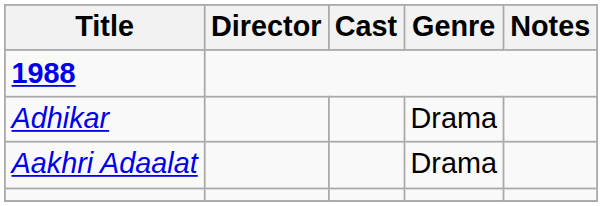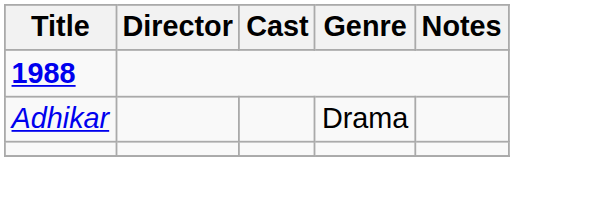- row: (105, 164)
